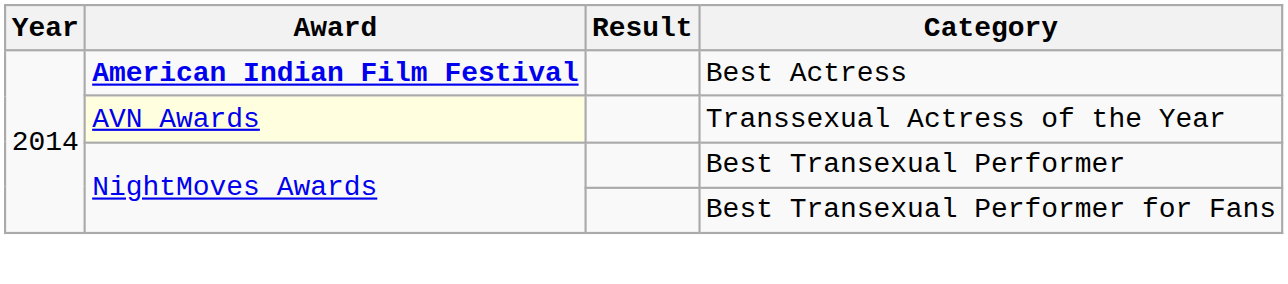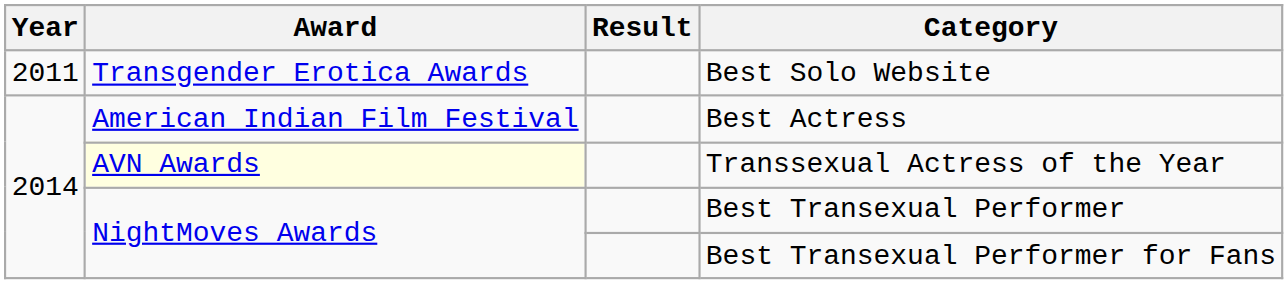+ row: (848, 73)
(335, 73) bold -> (335, 119) normal
